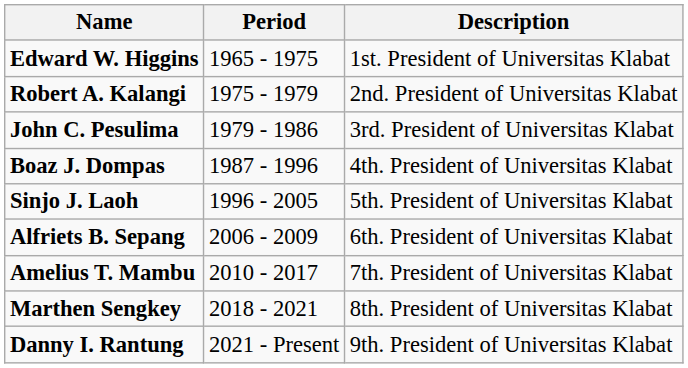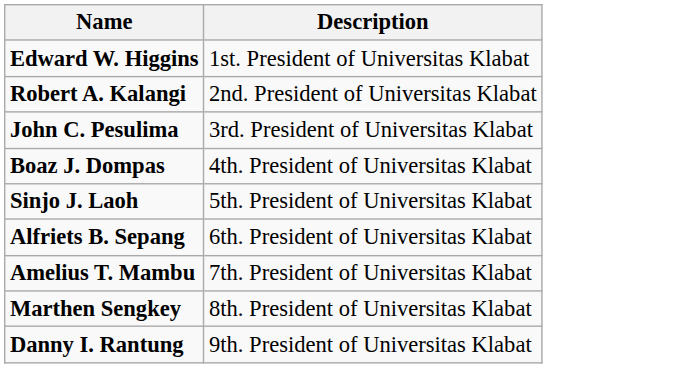- column: (274, 22)
